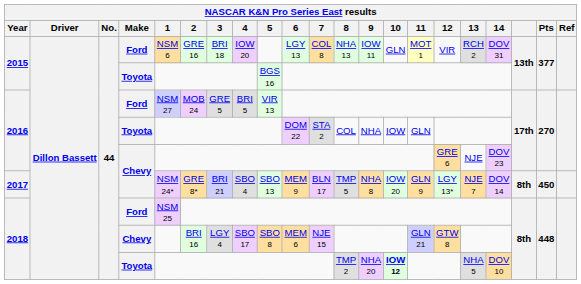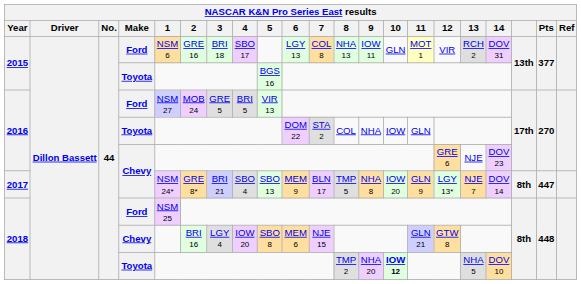(245, 49) IOW 20 -> (245, 49) SBO 17
(546, 185) 450 -> (546, 185) 447
(245, 238) SBO 17 -> (245, 238) IOW 20
